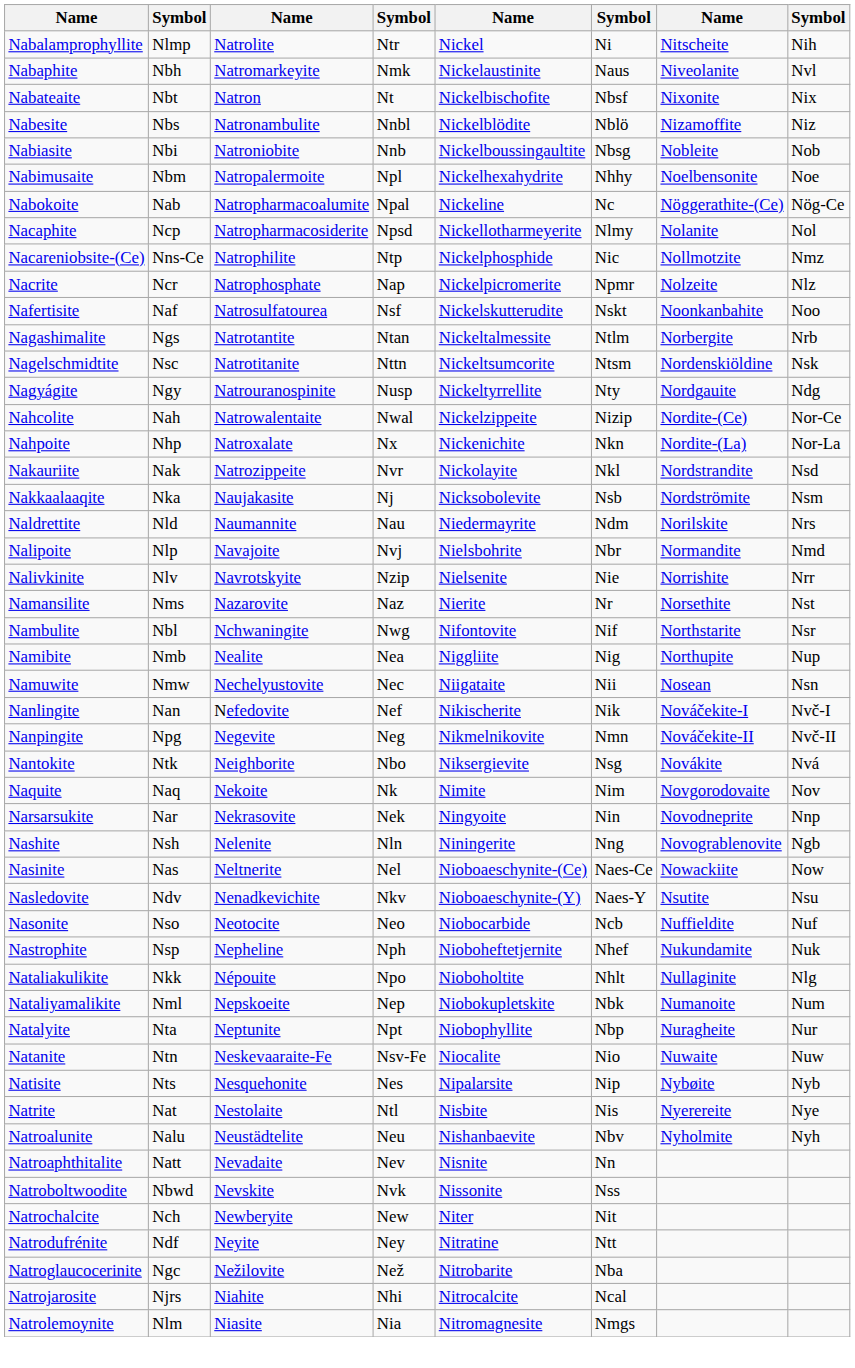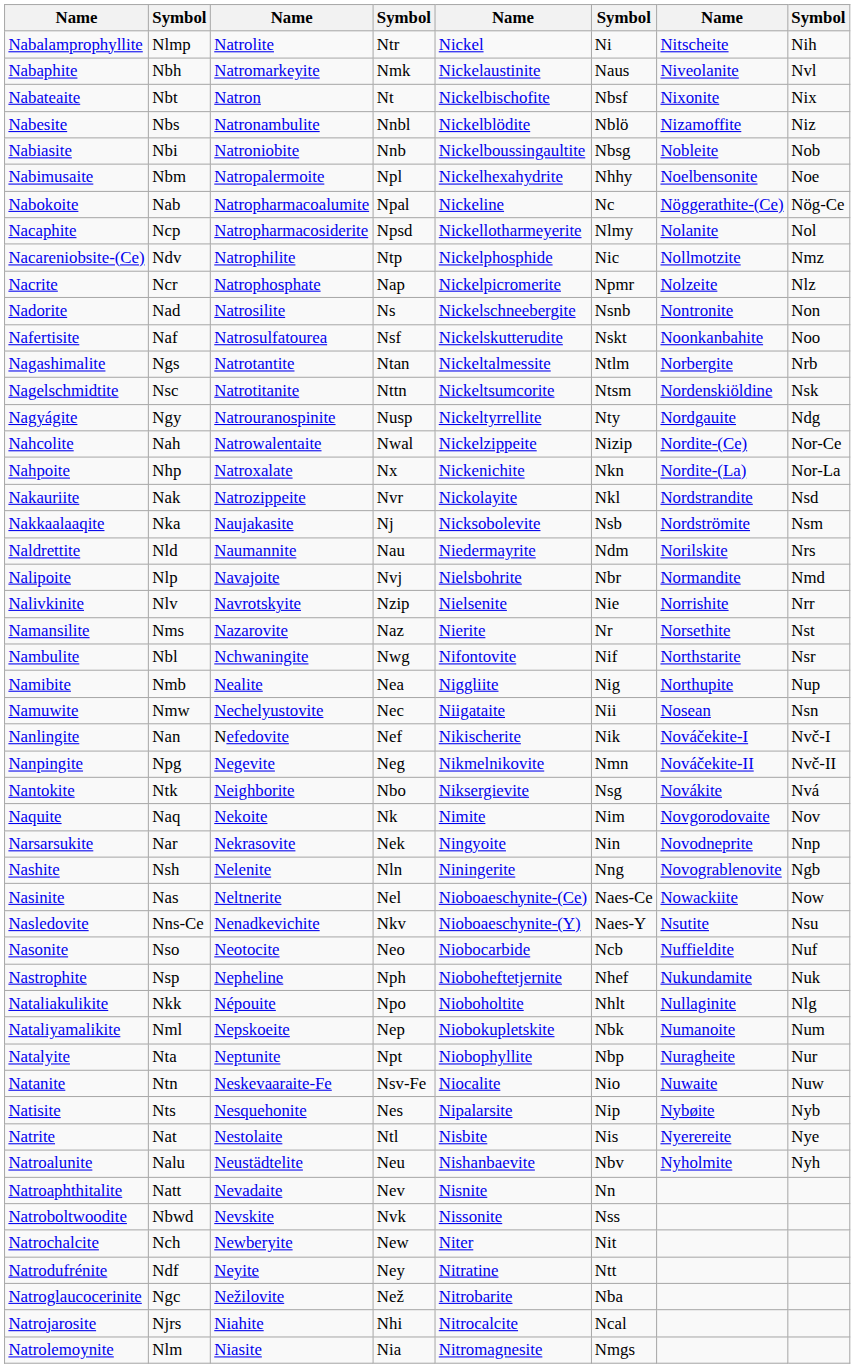(178, 257) Nns-Ce -> (167, 257) Ndv
+ row: (38, 310)
(167, 897) Ndv -> (178, 923) Nns-Ce
